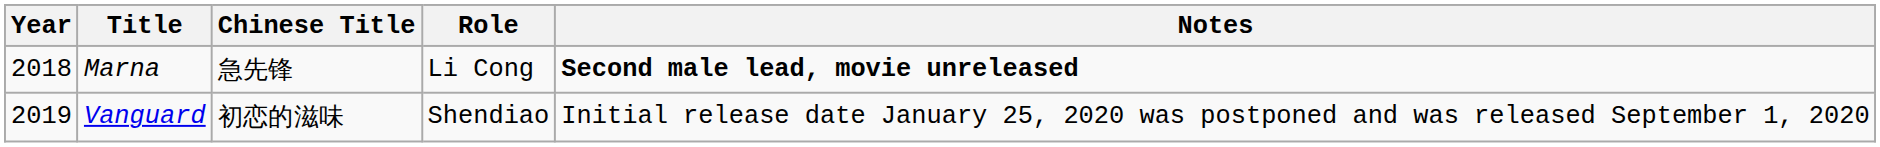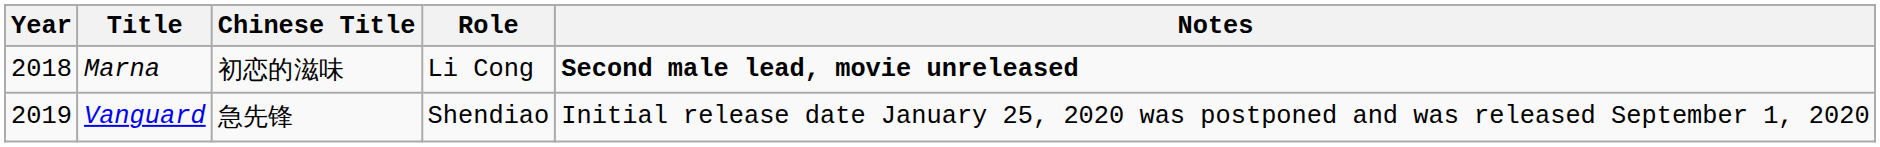(256, 71) 急先锋 -> (281, 71) 初恋的滋味
(281, 118) 初恋的滋味 -> (256, 118) 急先锋
